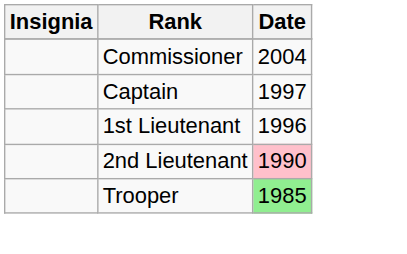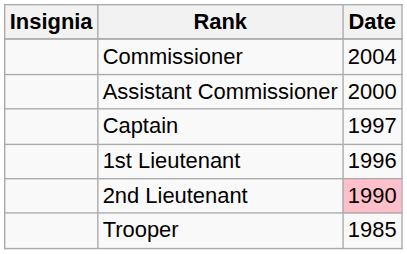+ row: (220, 91)
(282, 195) lightgreen background -> (372, 230) no background
